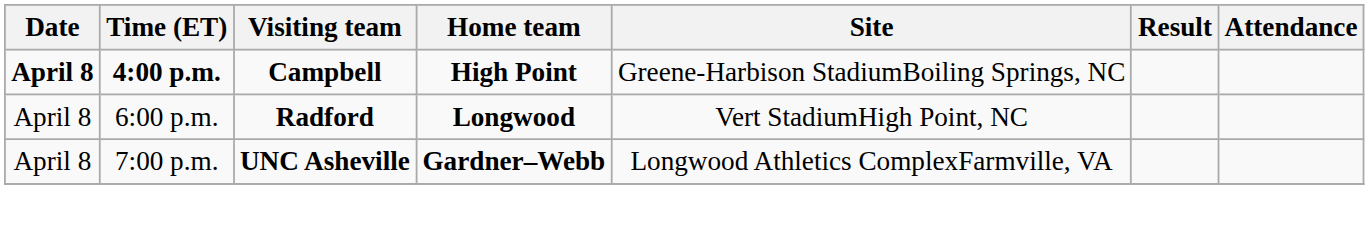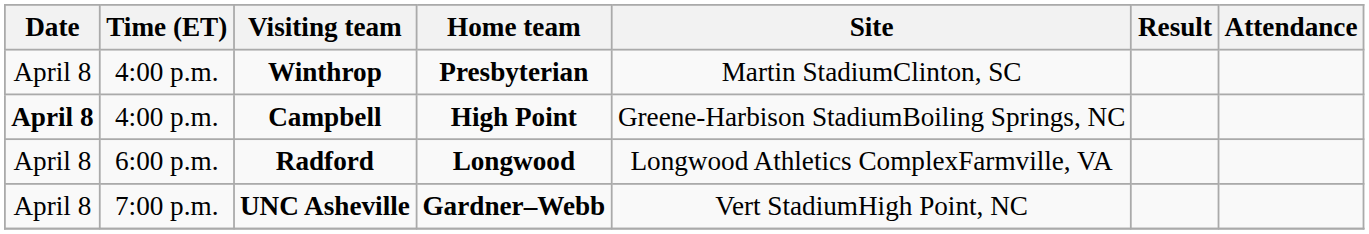+ row: (325, 71)
(167, 71) bold -> (167, 116) normal
(872, 116) Vert StadiumHigh Point, NC -> (872, 161) Longwood Athletics ComplexFarmville, VA
(872, 161) Longwood Athletics ComplexFarmville, VA -> (872, 206) Vert StadiumHigh Point, NC
